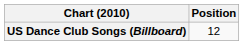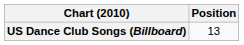(214, 31) 12 -> (214, 31) 13
